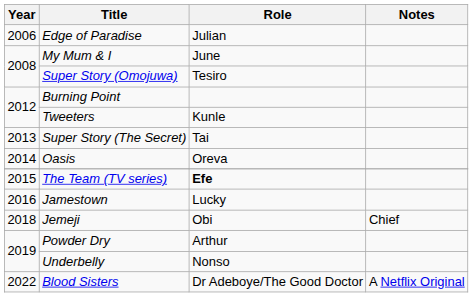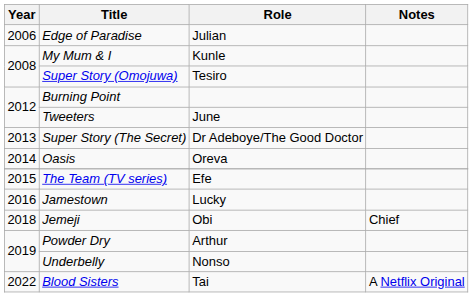(206, 55) June -> (209, 55) Kunle
(209, 117) Kunle -> (206, 117) June
(201, 138) Tai -> (278, 138) Dr Adeboye/The Good Doctor
(202, 179) bold -> (202, 179) normal
(278, 281) Dr Adeboye/The Good Doctor -> (201, 281) Tai
